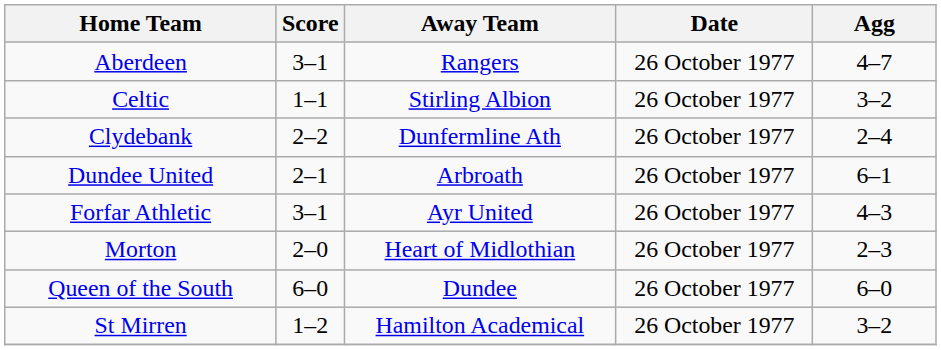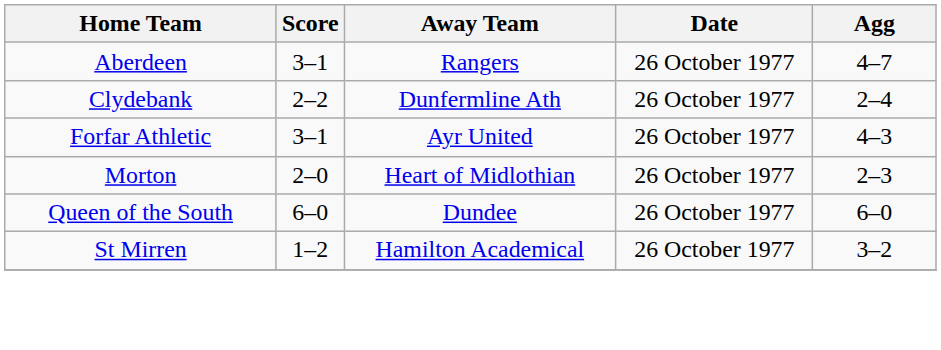- row: (141, 99)
- row: (141, 174)
